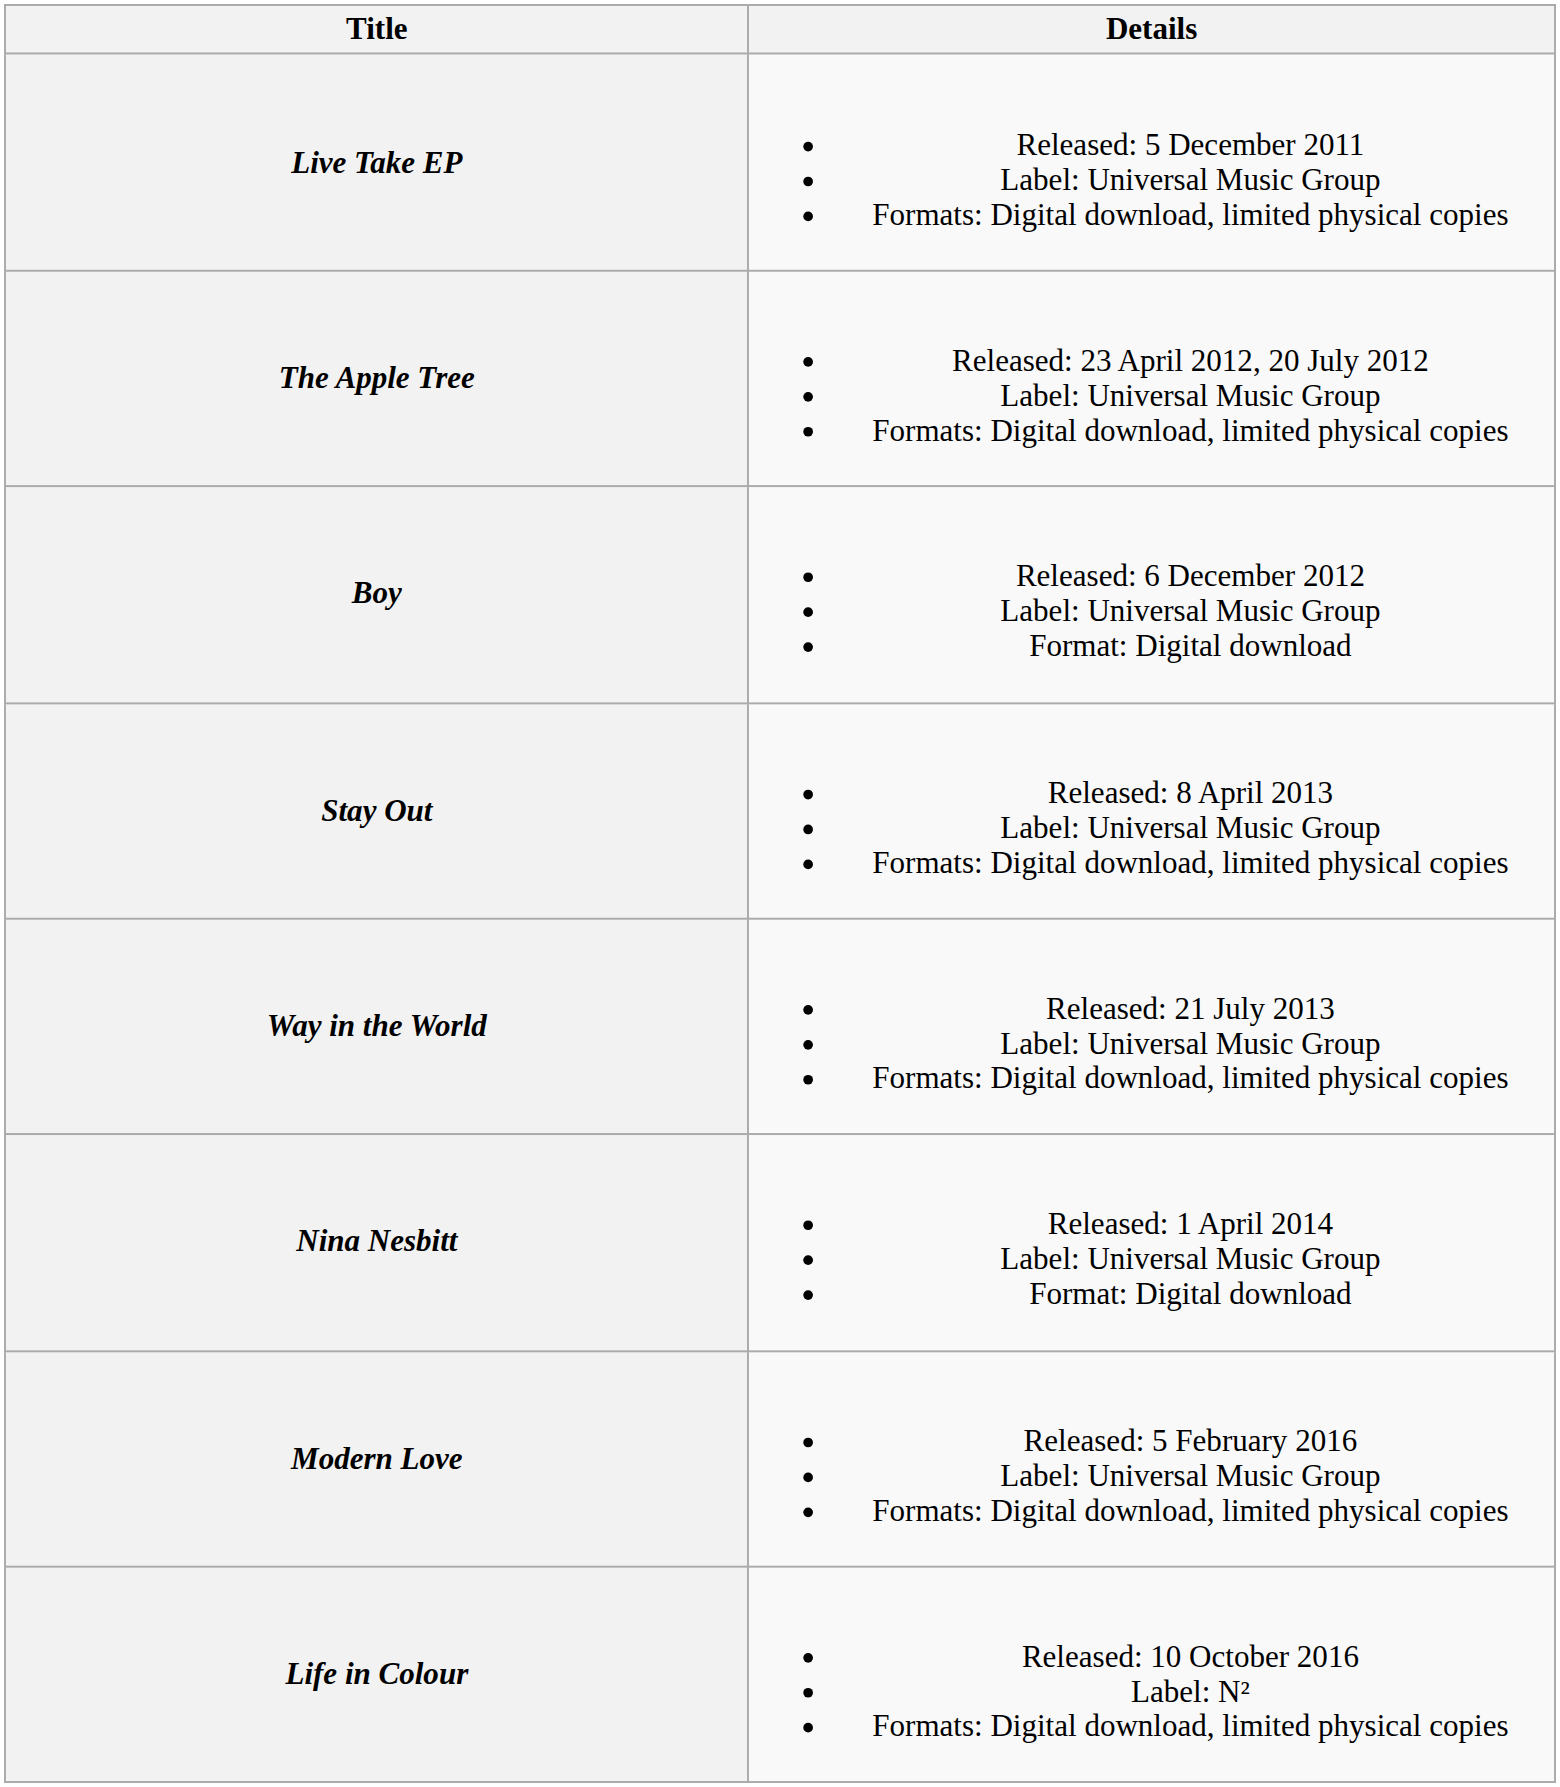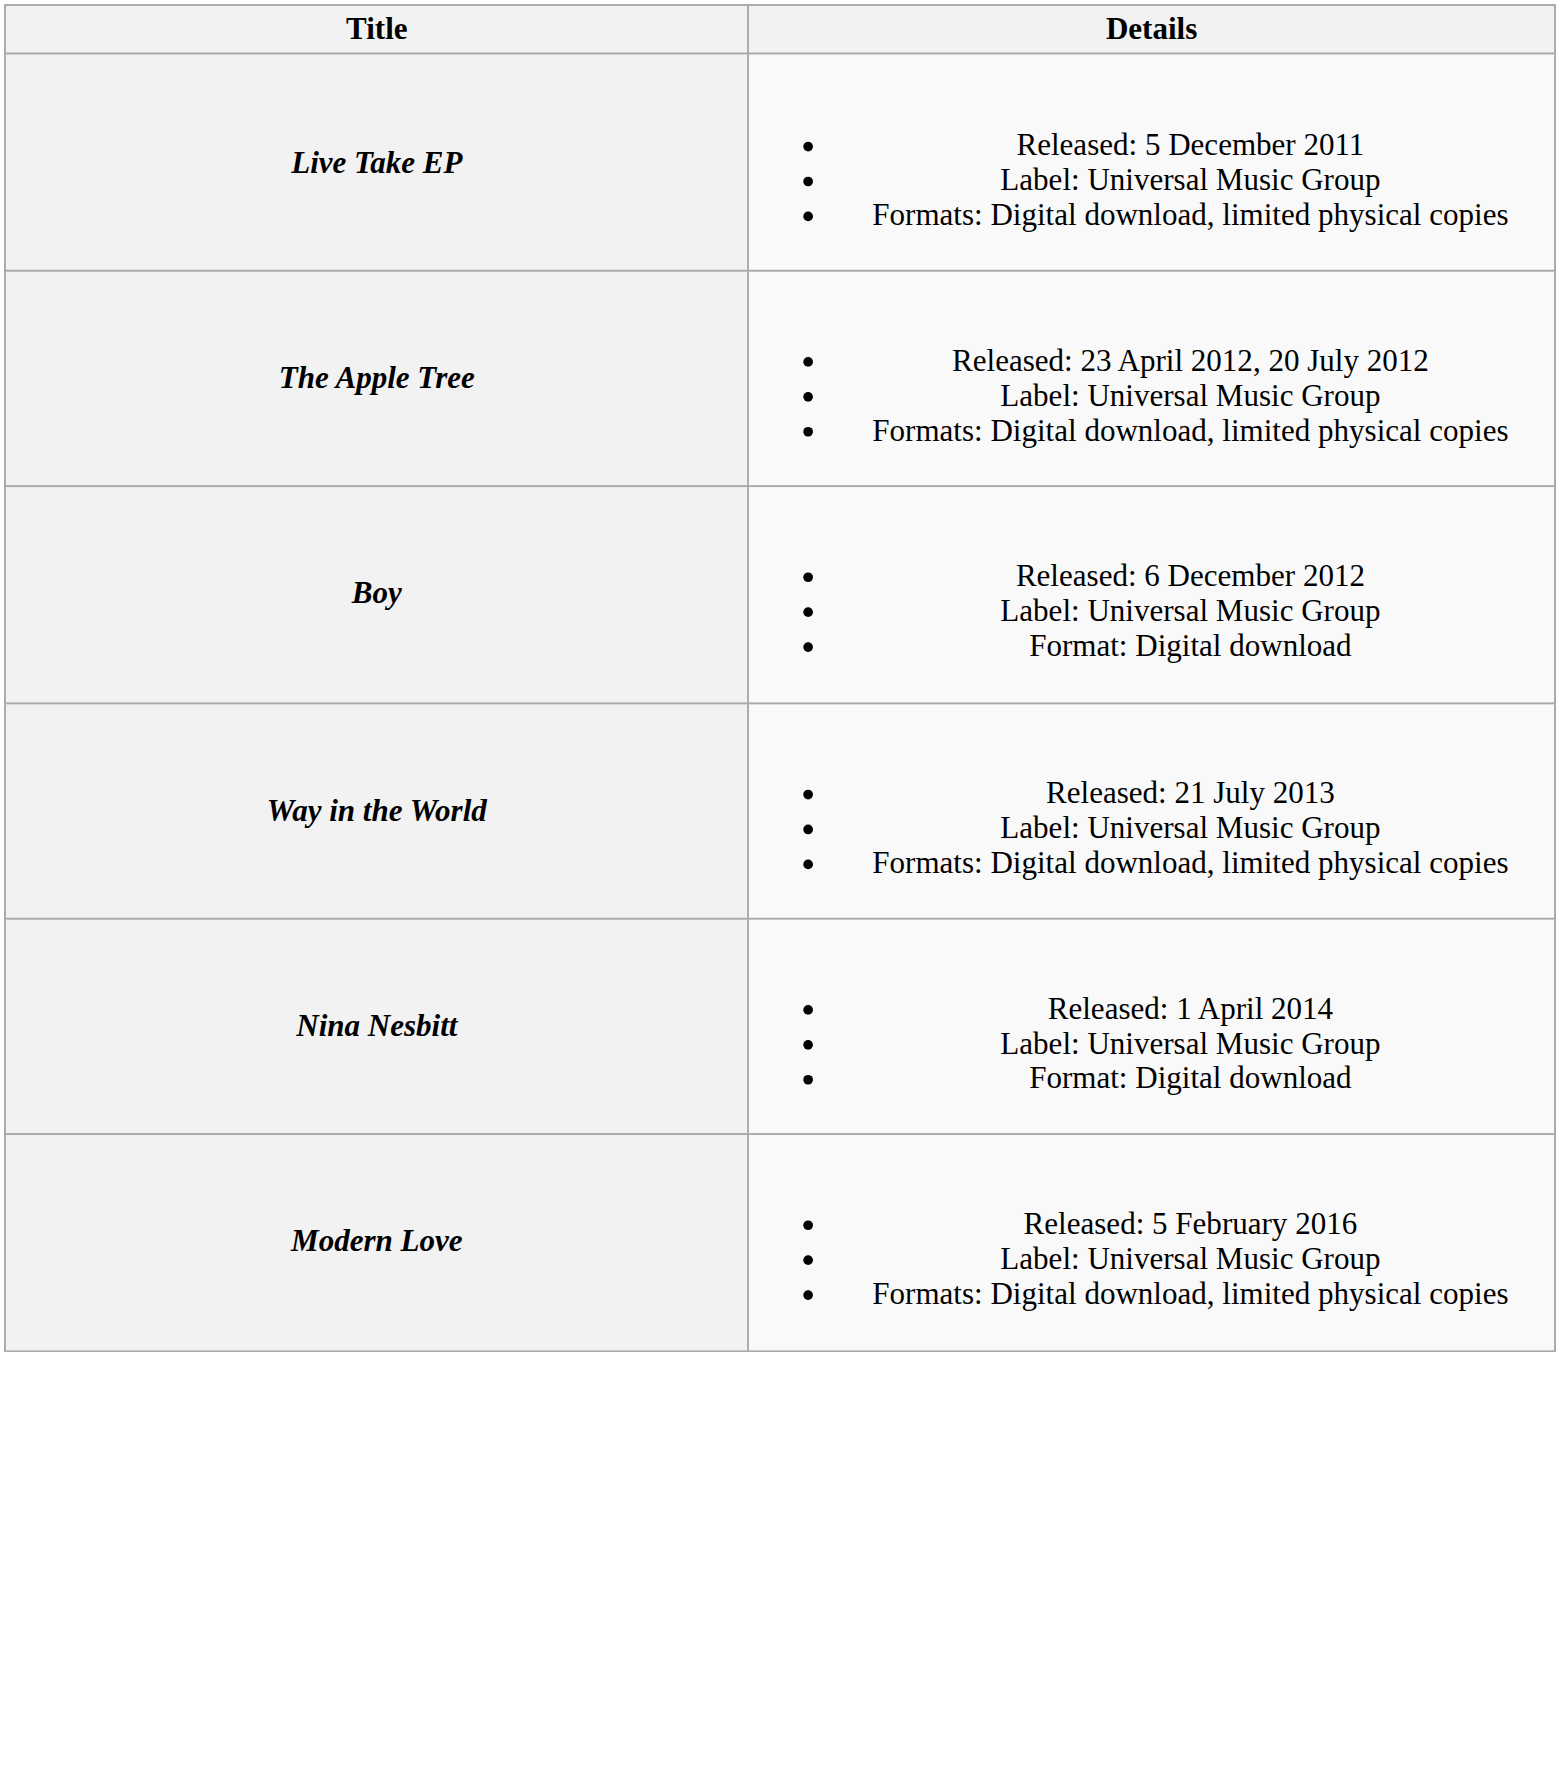- row: (377, 809)
- row: (377, 1674)
